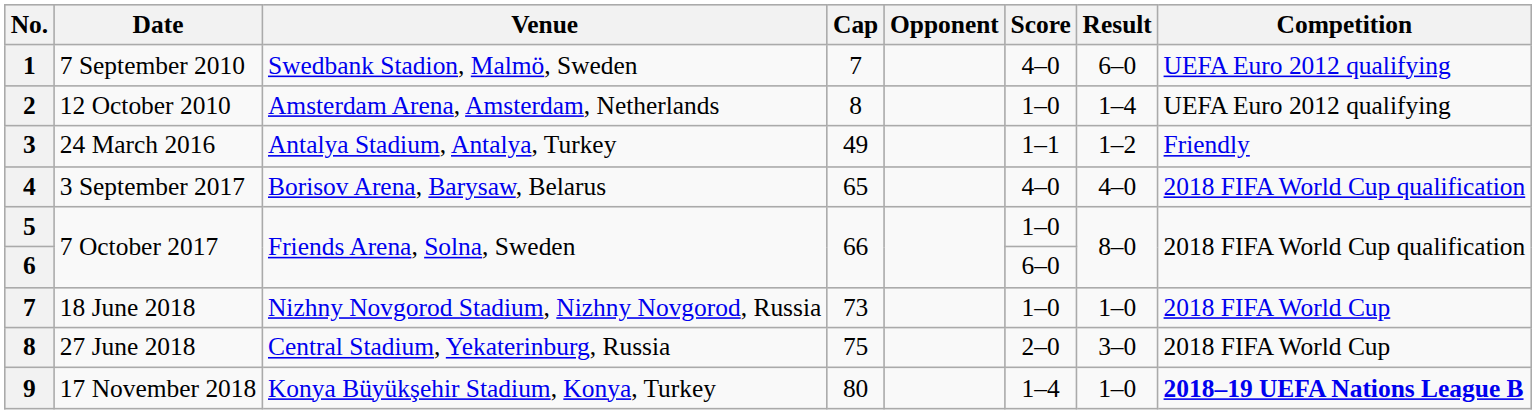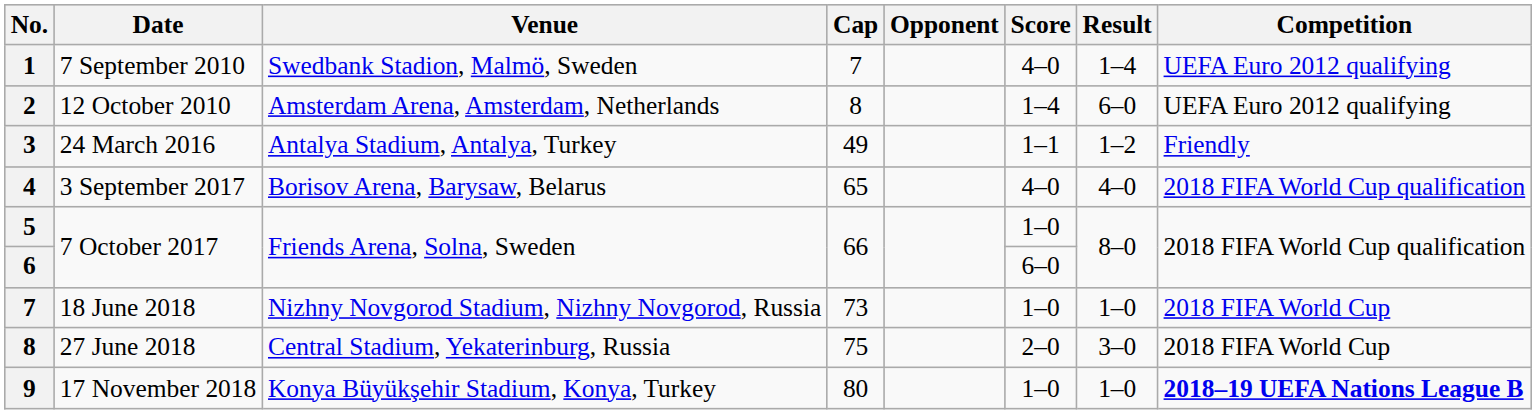(1117, 65) 6–0 -> (1117, 65) 1–4
(1041, 105) 1–0 -> (1041, 105) 1–4
(1117, 105) 1–4 -> (1117, 105) 6–0
(1041, 387) 1–4 -> (1041, 387) 1–0
